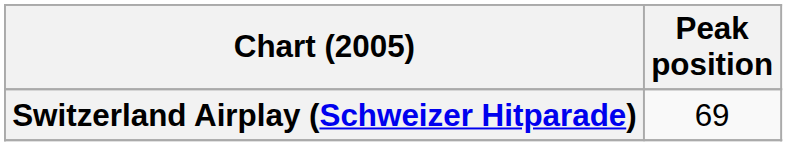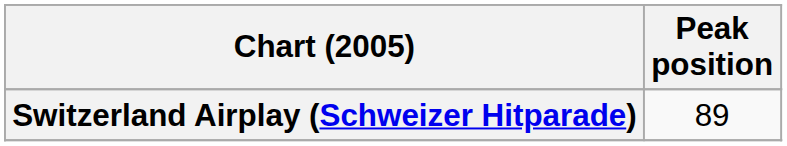(712, 114) 69 -> (712, 114) 89
